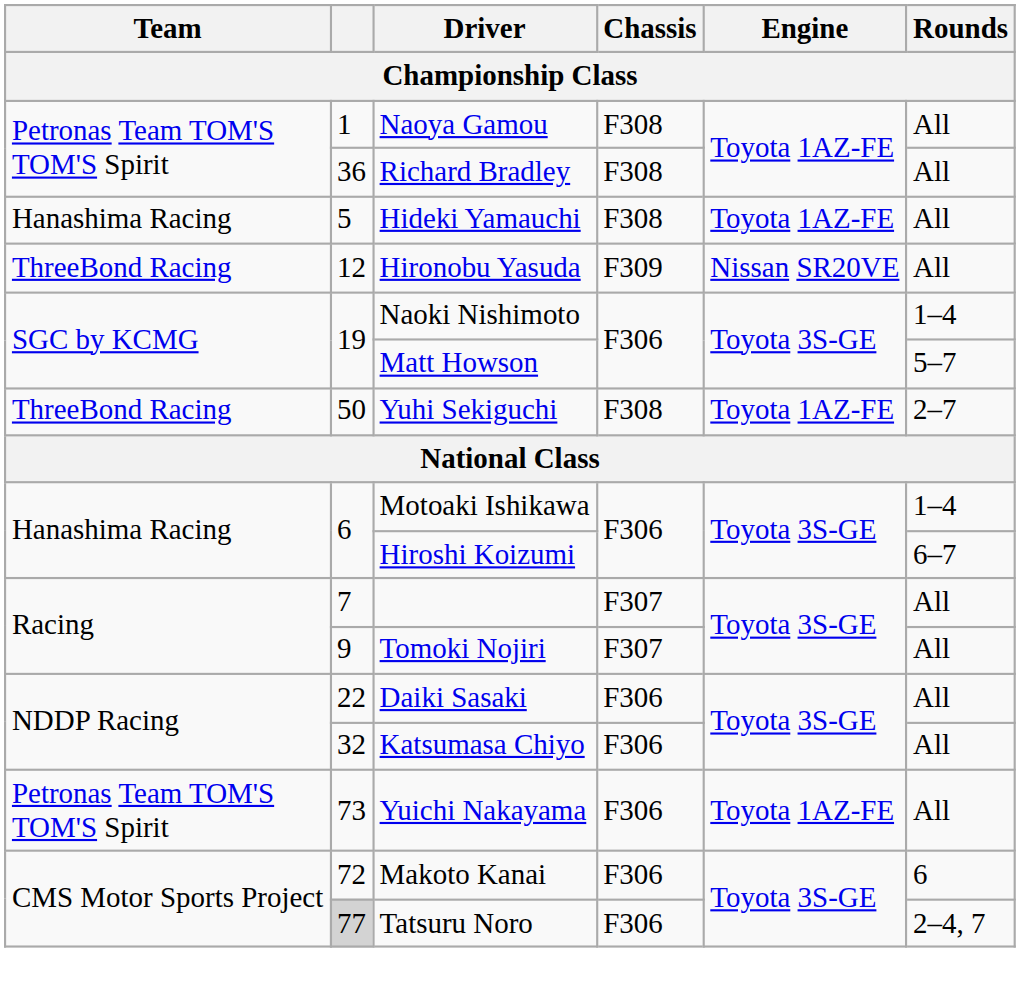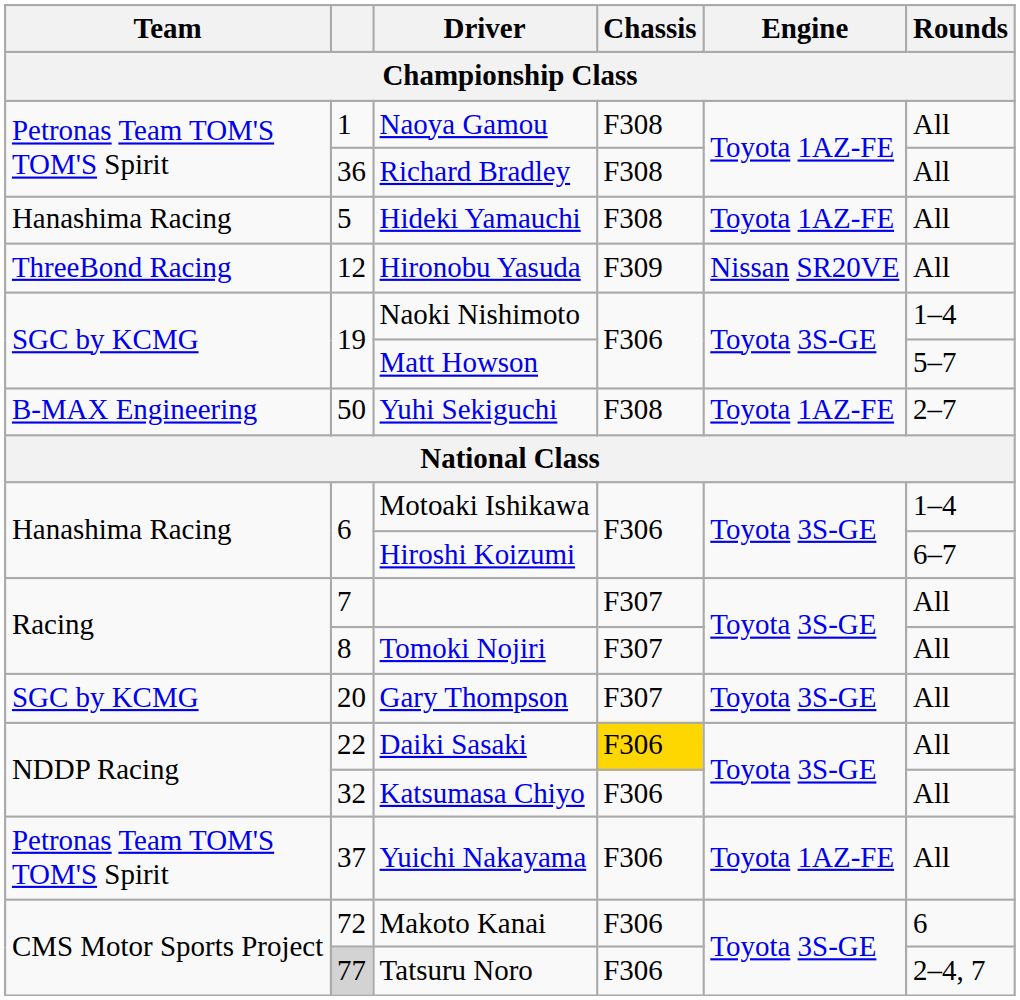(122, 410) ThreeBond Racing -> (135, 410) B-MAX Engineering
(344, 649) 9 -> (344, 649) 8
+ row: (474, 697)
(633, 697) no background -> (633, 744) gold background
(351, 809) 73 -> (351, 857) 37
